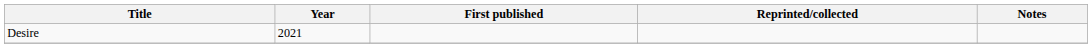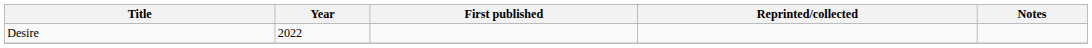(290, 33) 2021 -> (290, 33) 2022
